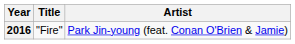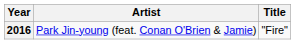columns swapped: (49, 13) <-> (178, 13)
